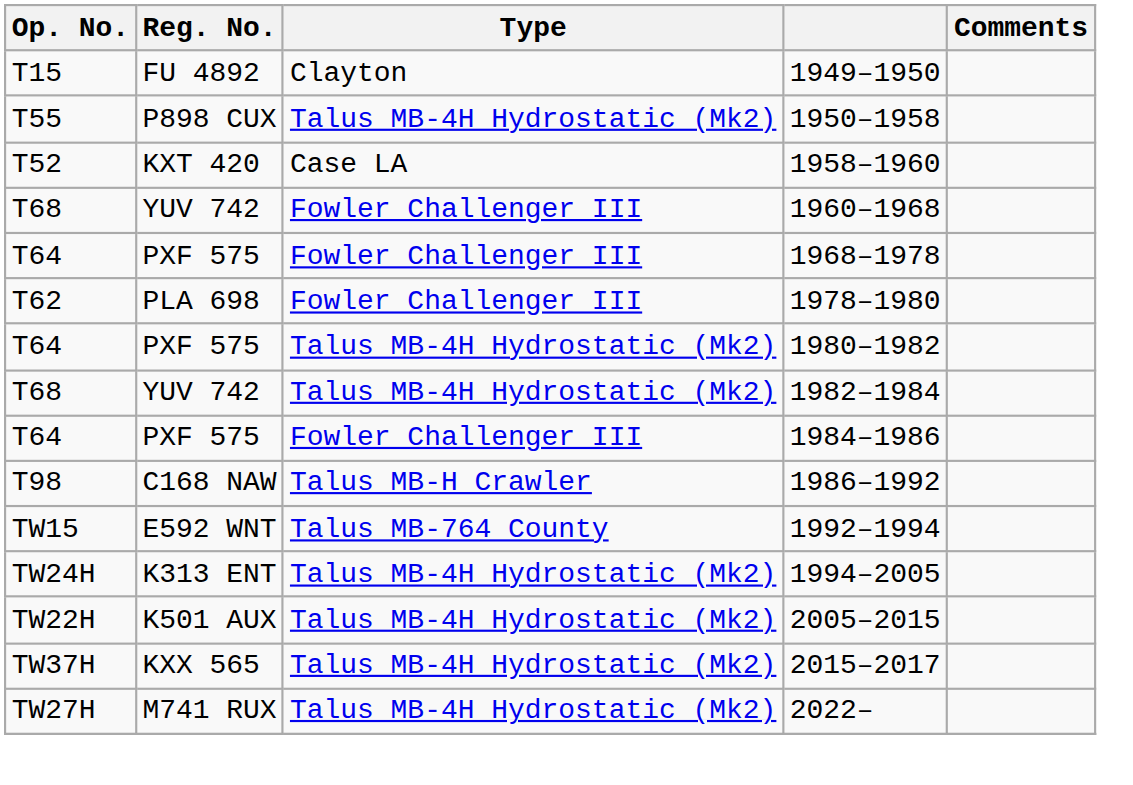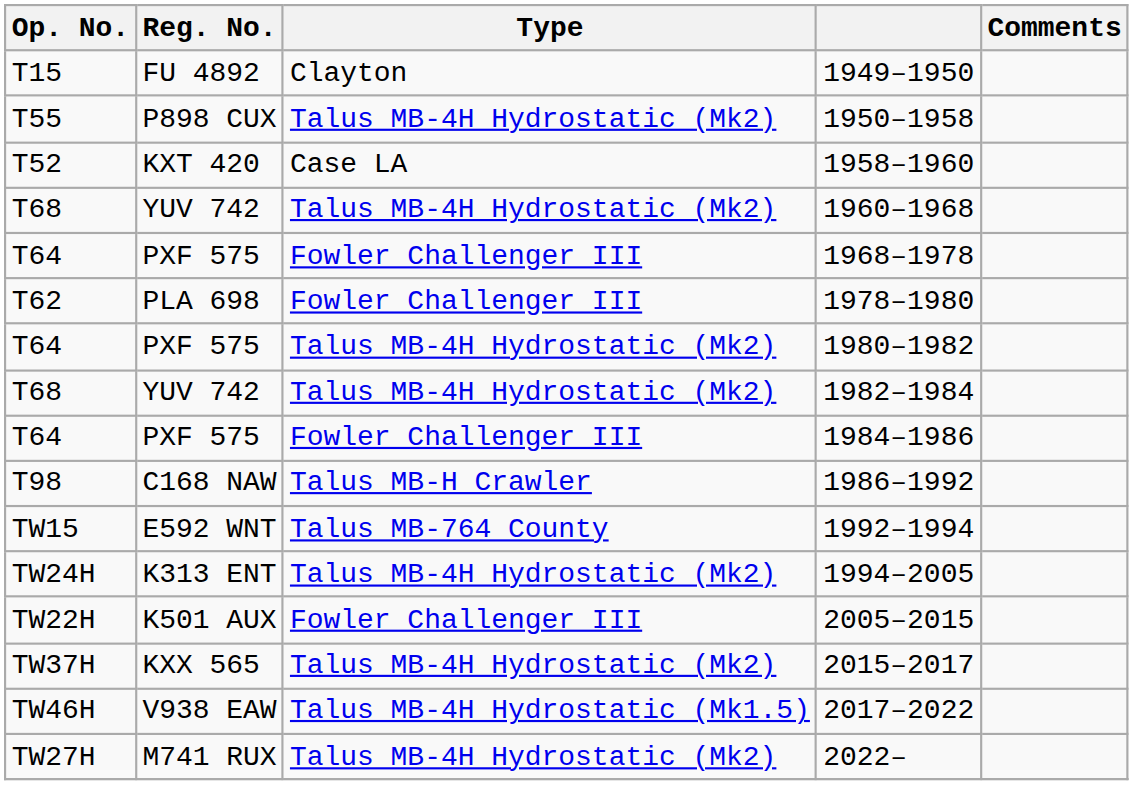(466, 210) Fowler Challenger III -> (533, 210) Talus MB-4H Hydrostatic (Mk2)
(533, 620) Talus MB-4H Hydrostatic (Mk2) -> (466, 620) Fowler Challenger III
+ row: (899, 711)
